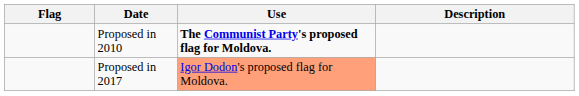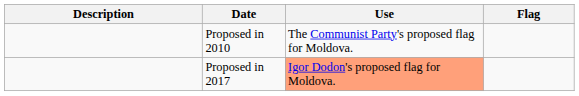columns swapped: (50, 14) <-> (475, 14)
(269, 40) bold -> (381, 40) normal
